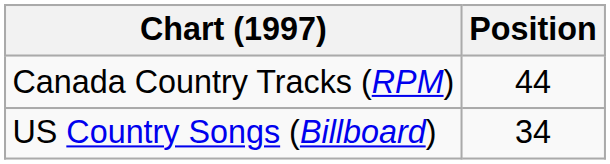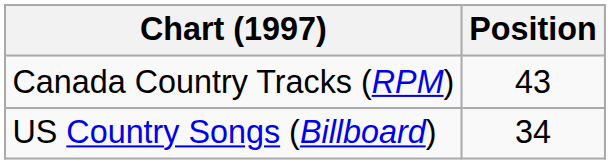(533, 81) 44 -> (533, 81) 43
